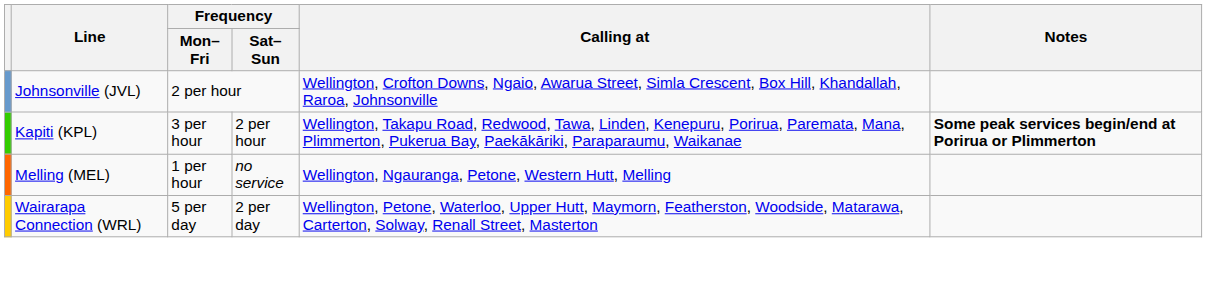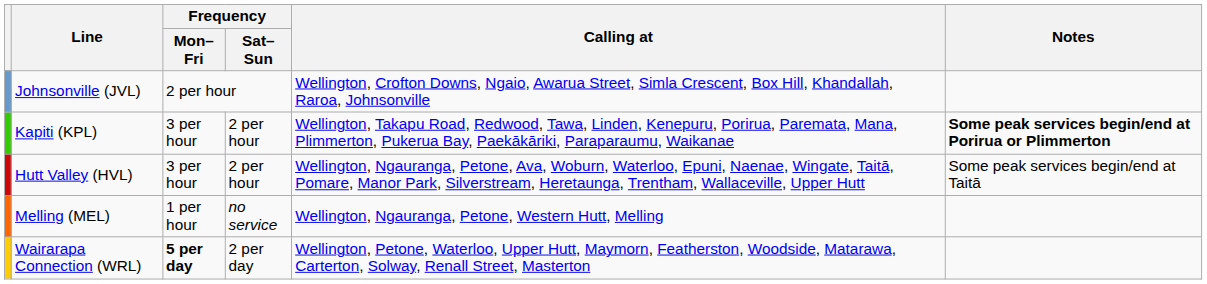+ row: (74, 174)
(189, 216) normal -> (184, 257) bold
